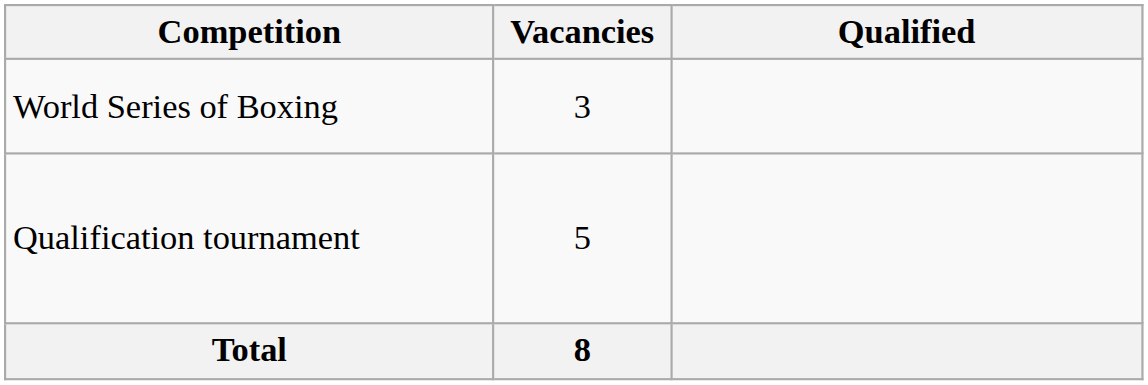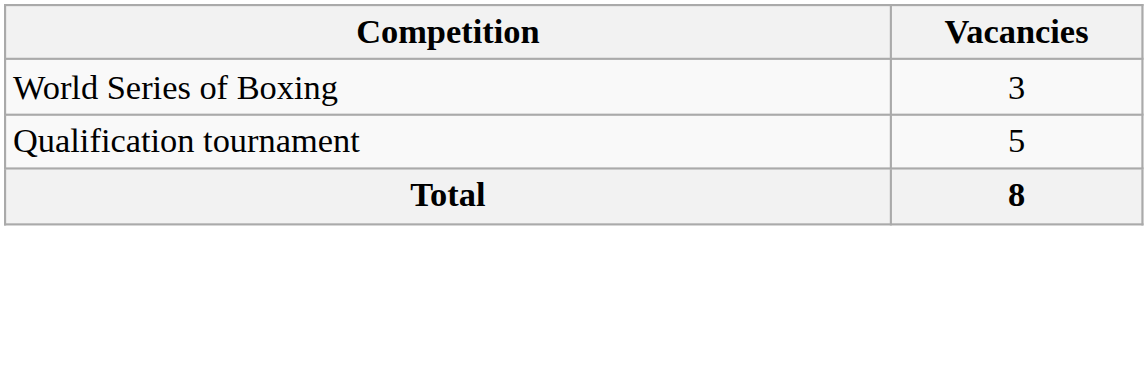- column: (907, 31)
